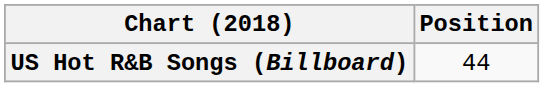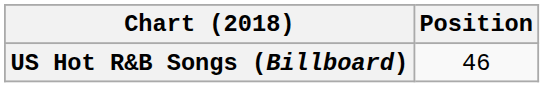(476, 63) 44 -> (476, 63) 46
